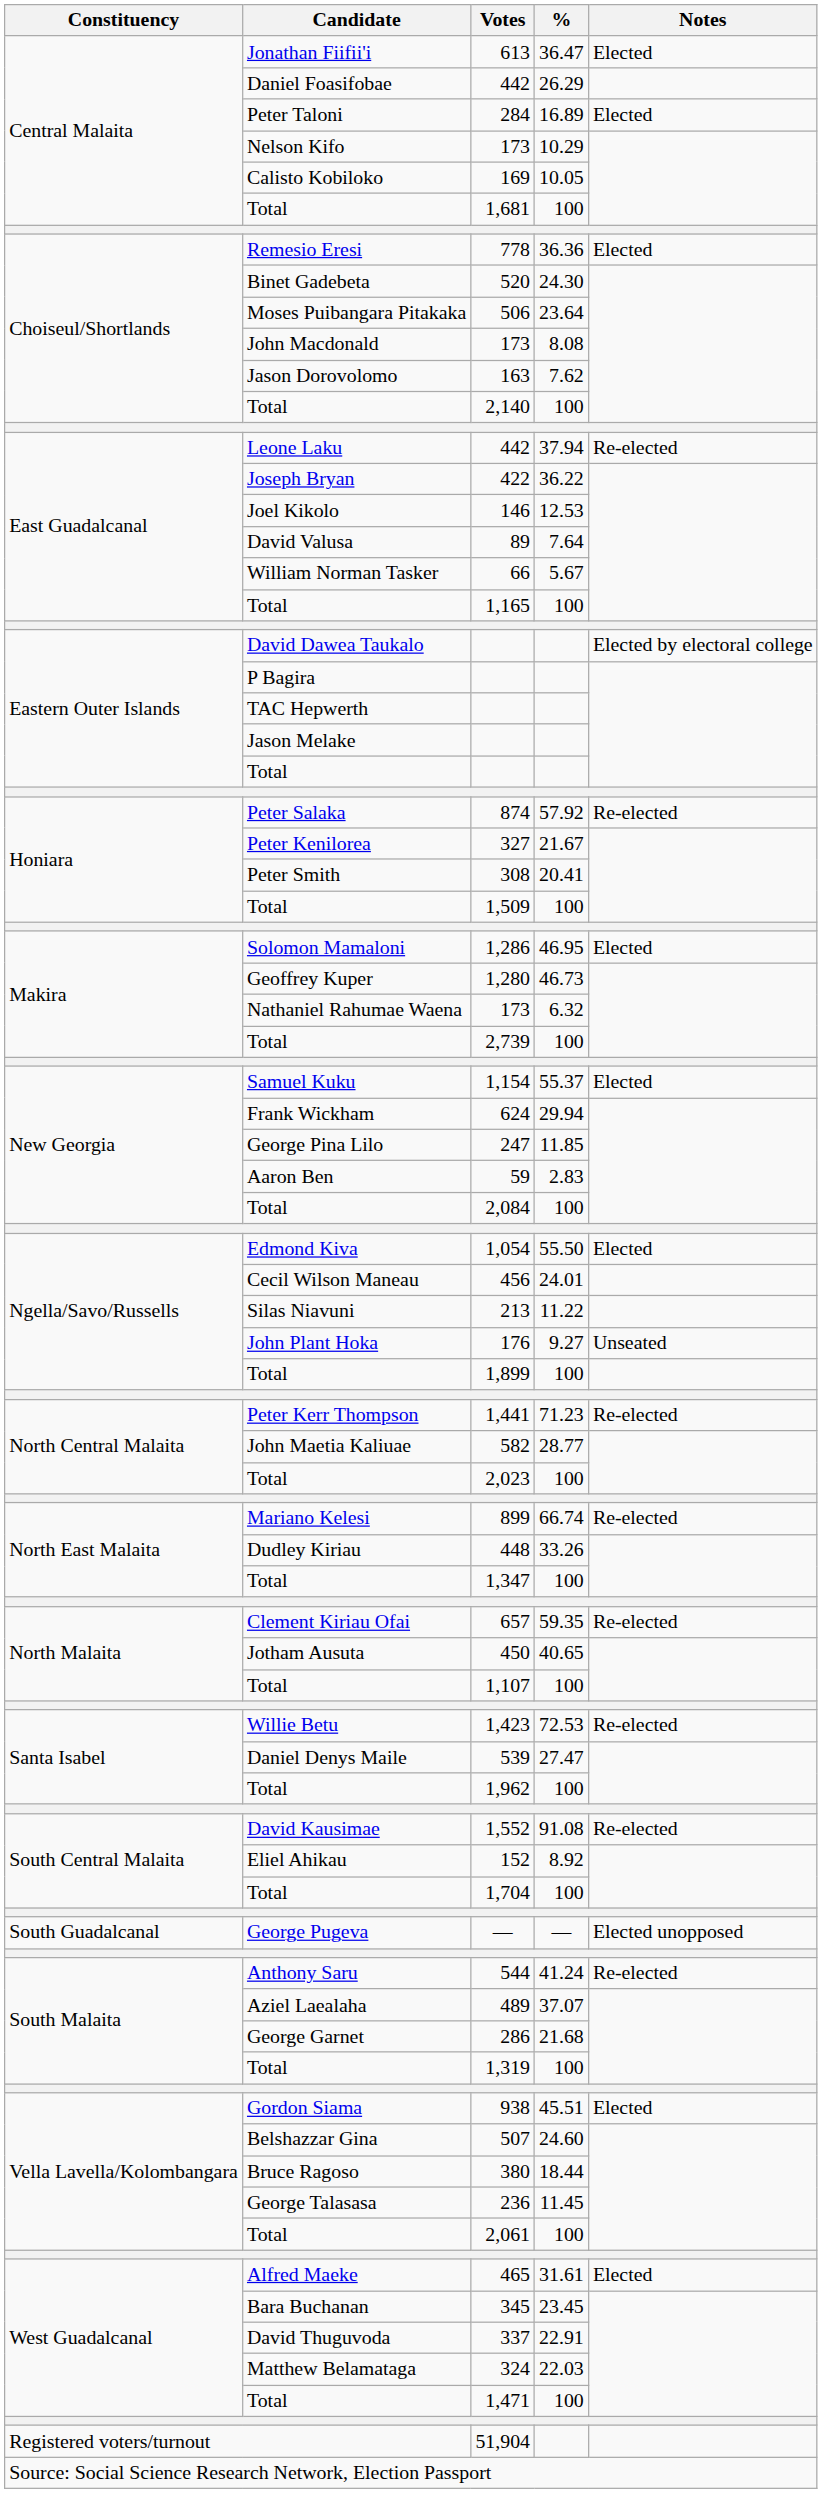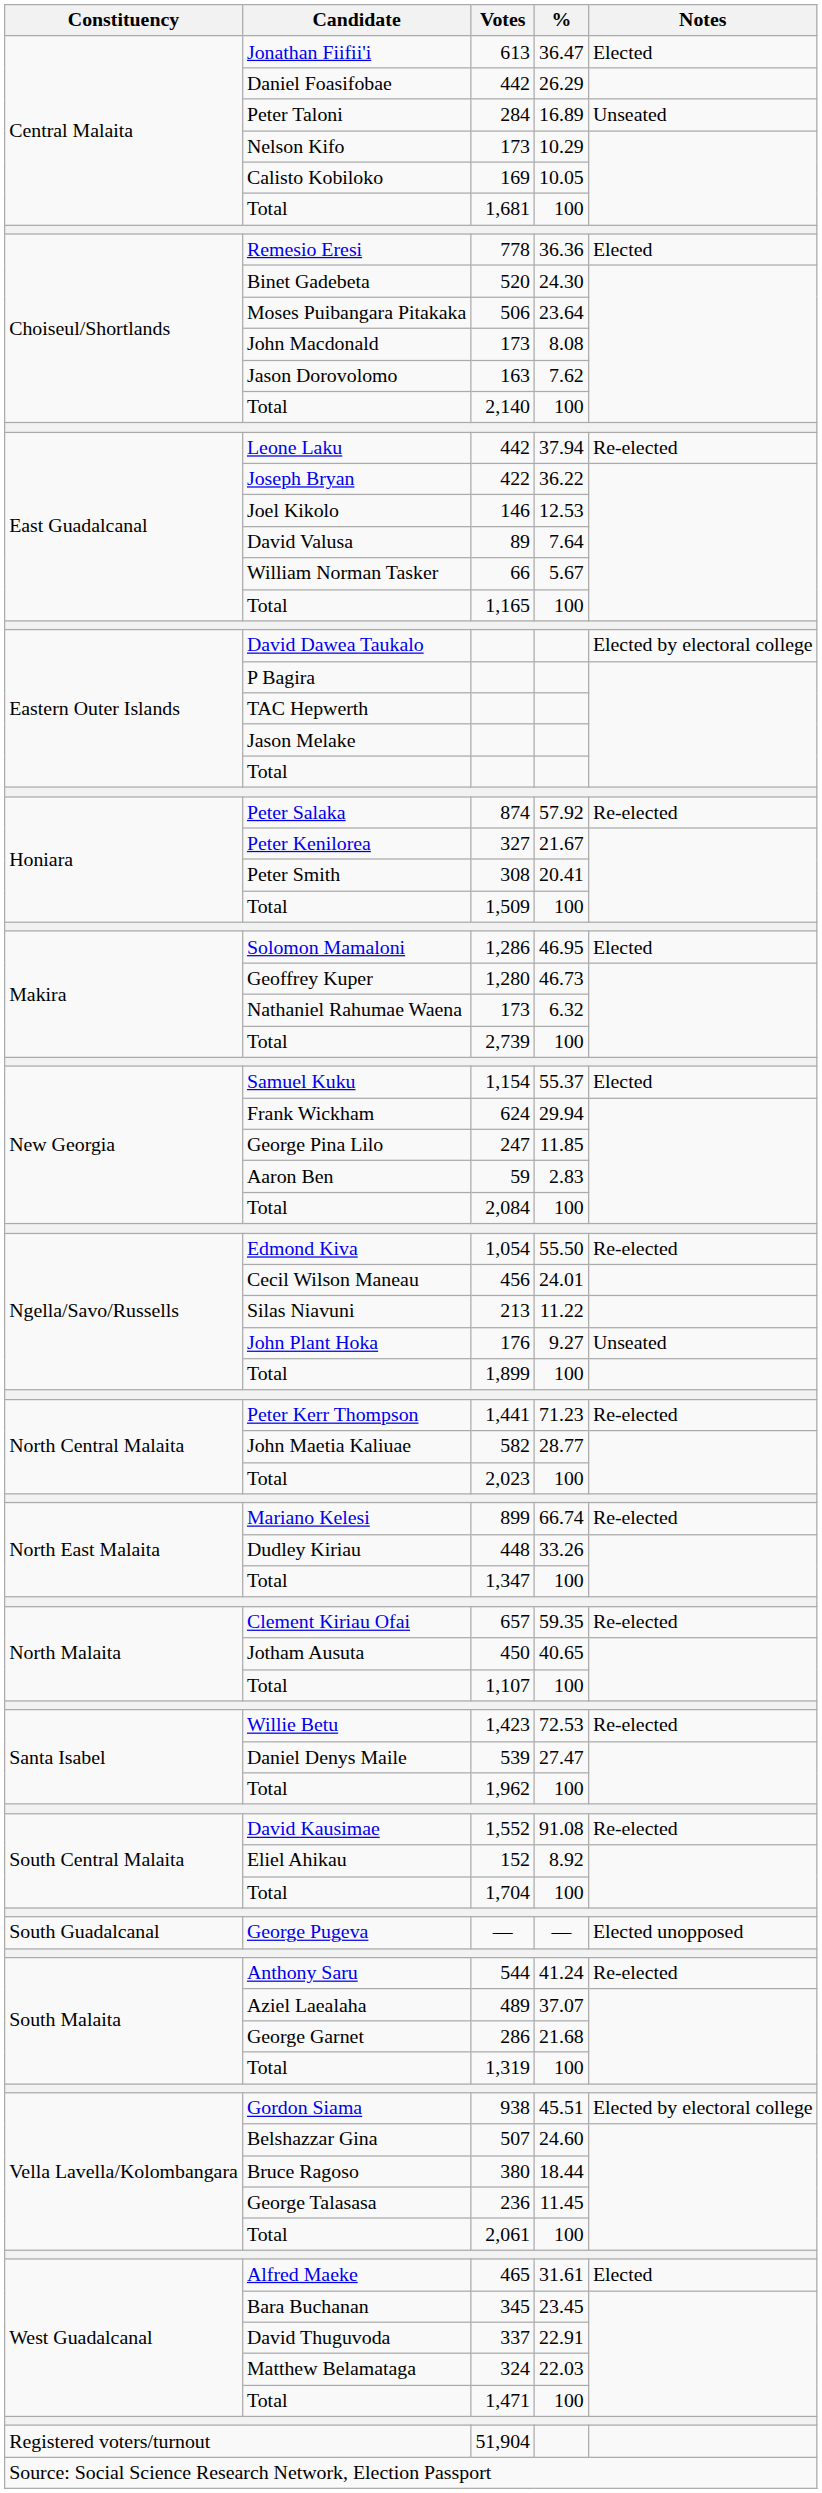(623, 114) Elected -> (630, 114) Unseated
(623, 1248) Elected -> (635, 1248) Re-elected
(623, 2108) Elected -> (703, 2108) Elected by electoral college
